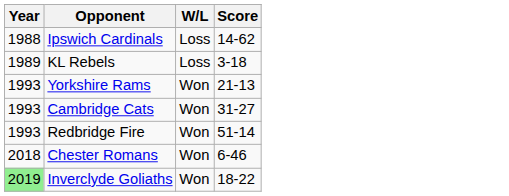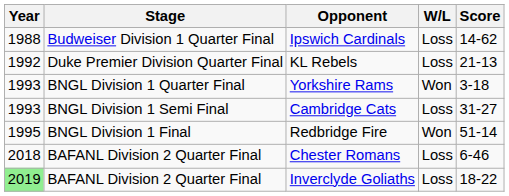+ column: (165, 16)
(24, 62) 1989 -> (24, 62) 1992
(232, 62) 3-18 -> (478, 62) 21-13
(236, 86) 21-13 -> (474, 86) 3-18
(194, 109) Won -> (437, 109) Loss
(24, 132) 1993 -> (24, 132) 1995
(194, 156) Won -> (437, 156) Loss
(194, 179) Won -> (437, 179) Loss
